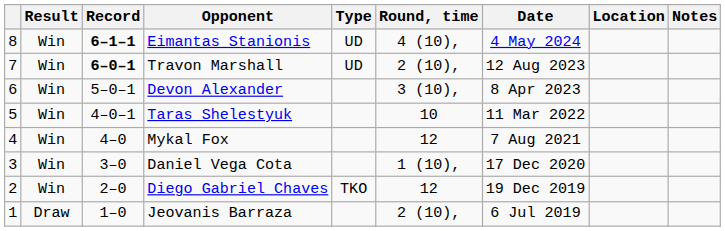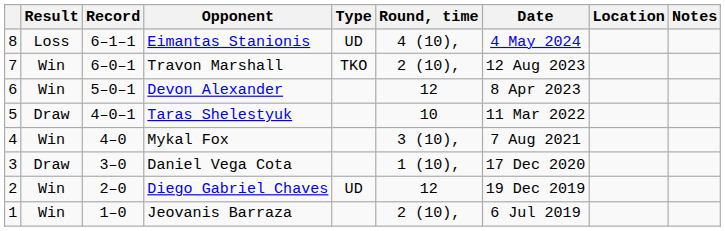(52, 41) Win -> (52, 41) Loss
(113, 41) bold -> (113, 41) normal
(113, 66) bold -> (113, 66) normal
(354, 66) UD -> (354, 66) TKO
(429, 91) 3 (10), -> (429, 91) 12
(52, 115) Win -> (52, 115) Draw
(429, 140) 12 -> (429, 140) 3 (10),
(52, 164) Win -> (52, 164) Draw
(354, 189) TKO -> (354, 189) UD
(52, 213) Draw -> (52, 213) Win
